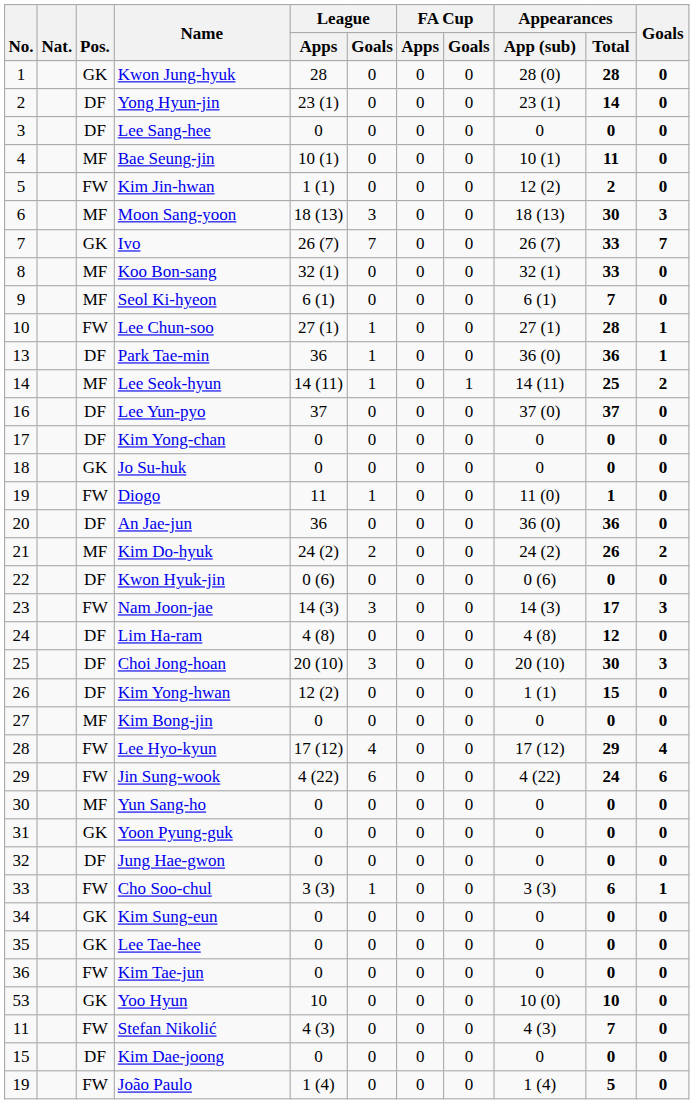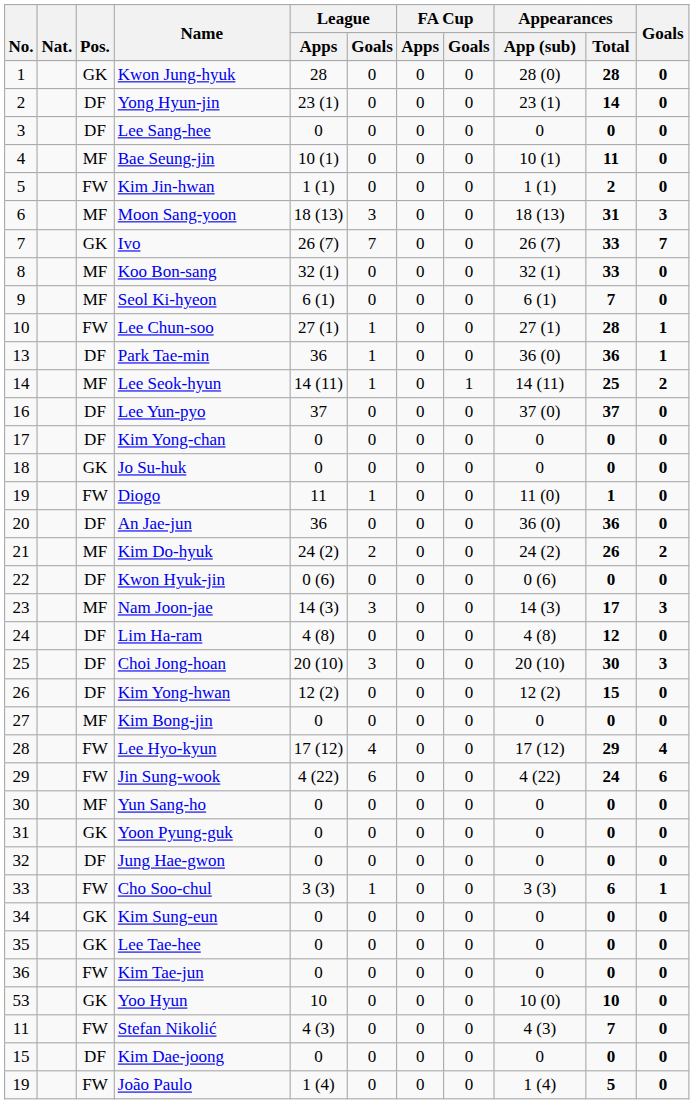(540, 187) 12 (2) -> (540, 187) 1 (1)
(611, 215) 30 -> (611, 215) 31
(95, 608) FW -> (95, 608) MF
(540, 692) 1 (1) -> (540, 692) 12 (2)
